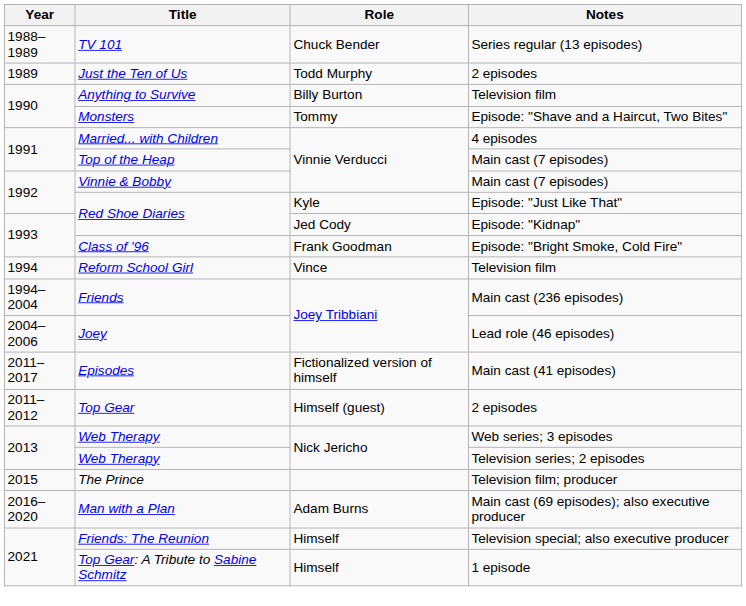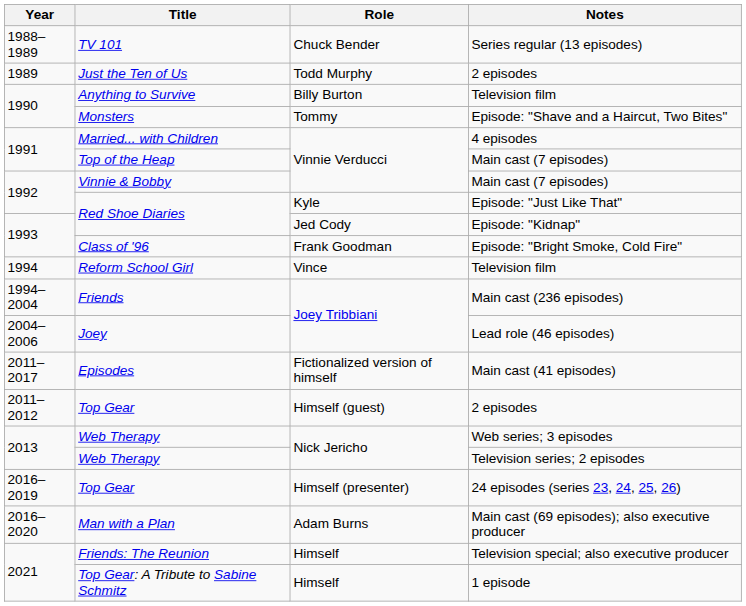- row: (111, 480)
+ row: (106, 487)
